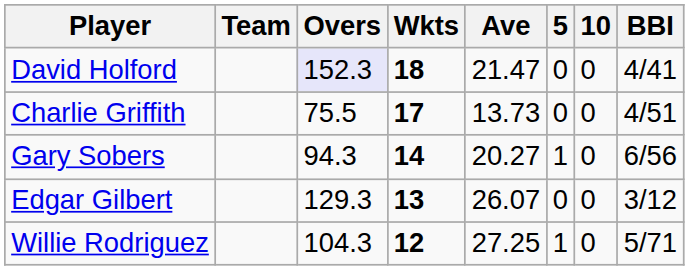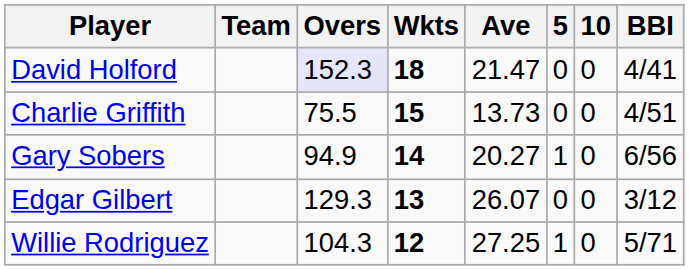(409, 112) 17 -> (409, 112) 15
(330, 156) 94.3 -> (330, 156) 94.9
